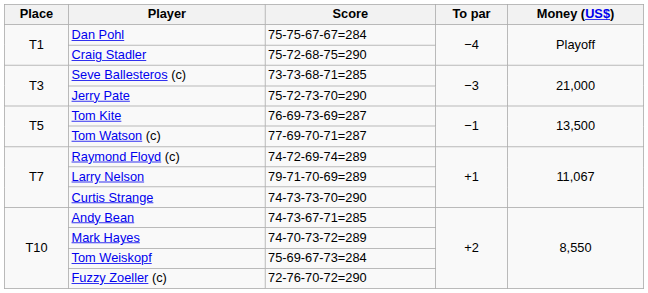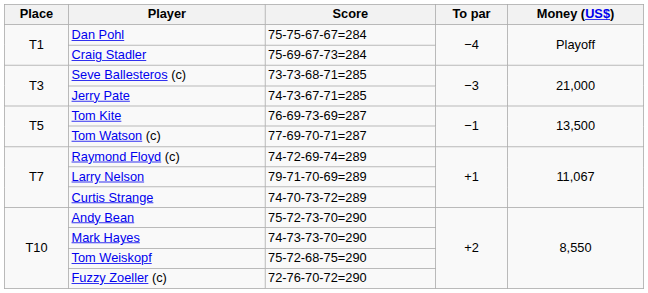(317, 55) 75-72-68-75=290 -> (317, 55) 75-69-67-73=284
(317, 95) 75-72-73-70=290 -> (317, 95) 74-73-67-71=285
(317, 197) 74-73-73-70=290 -> (317, 197) 74-70-73-72=289
(317, 217) 74-73-67-71=285 -> (317, 217) 75-72-73-70=290
(317, 237) 74-70-73-72=289 -> (317, 237) 74-73-73-70=290
(317, 258) 75-69-67-73=284 -> (317, 258) 75-72-68-75=290
